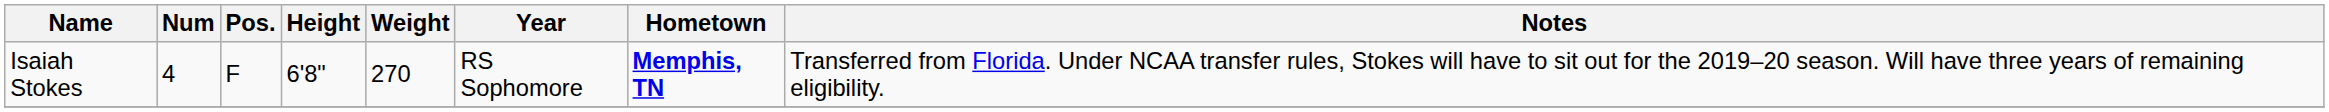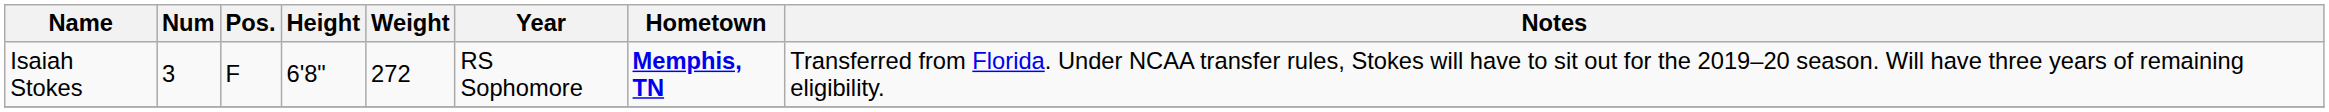(169, 74) 4 -> (169, 74) 3
(391, 74) 270 -> (391, 74) 272
